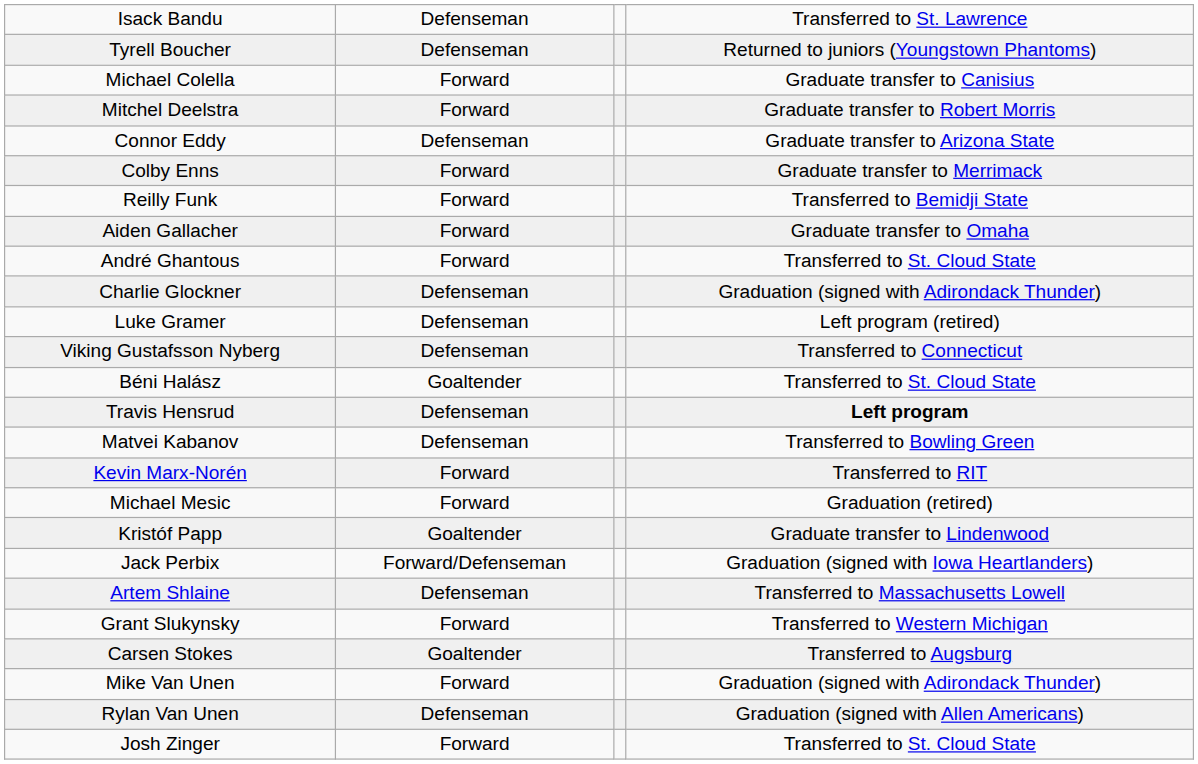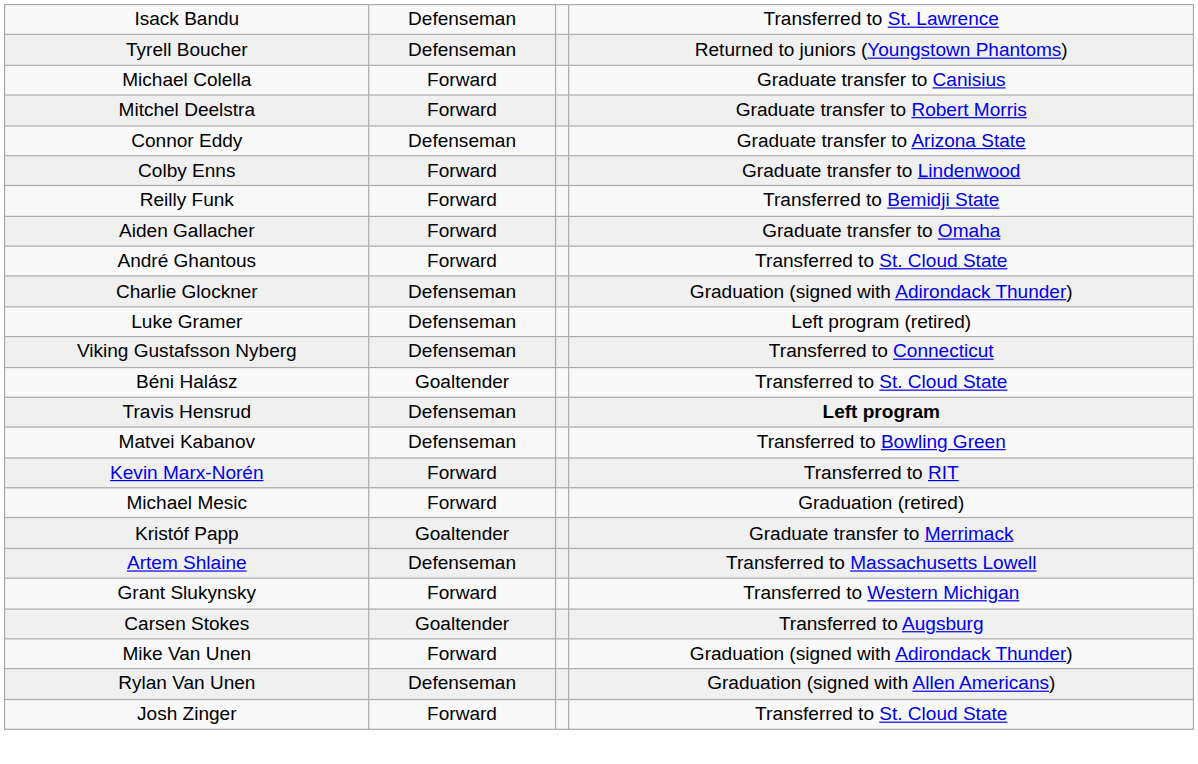(910, 170) Graduate transfer to Merrimack -> (881, 170) Graduate transfer to Lindenwood
(910, 532) Graduate transfer to Lindenwood -> (881, 532) Graduate transfer to Merrimack
- row: (170, 563)
